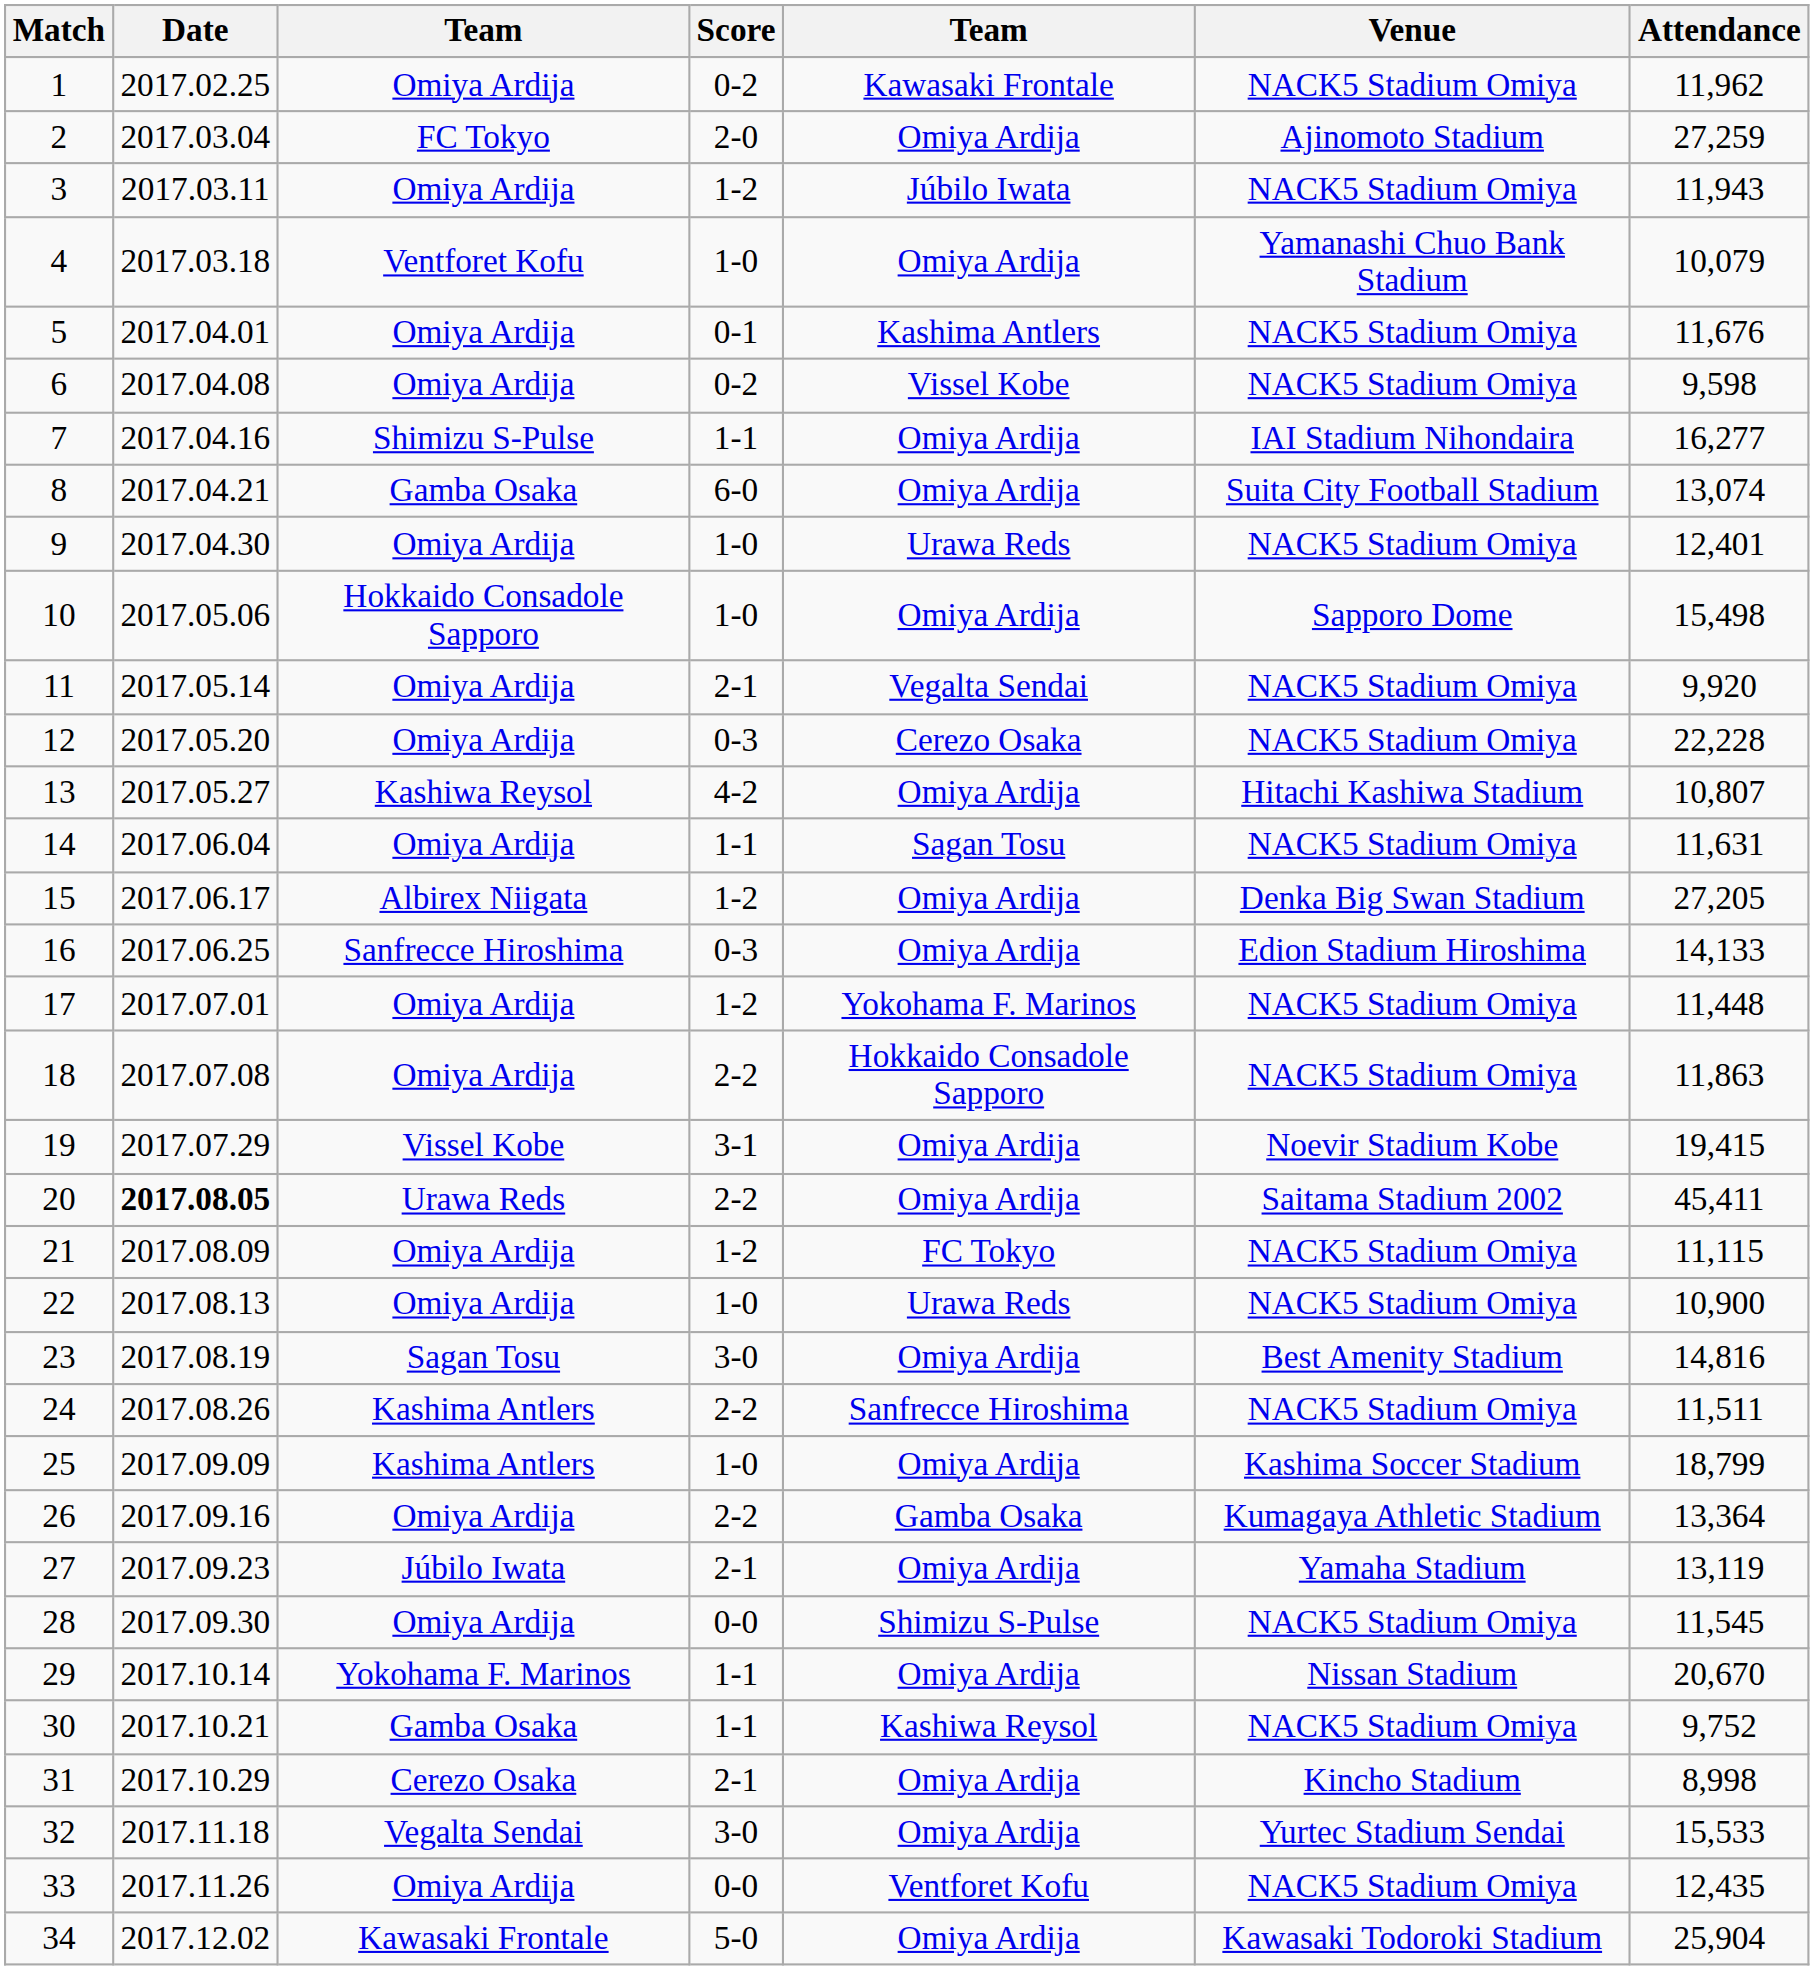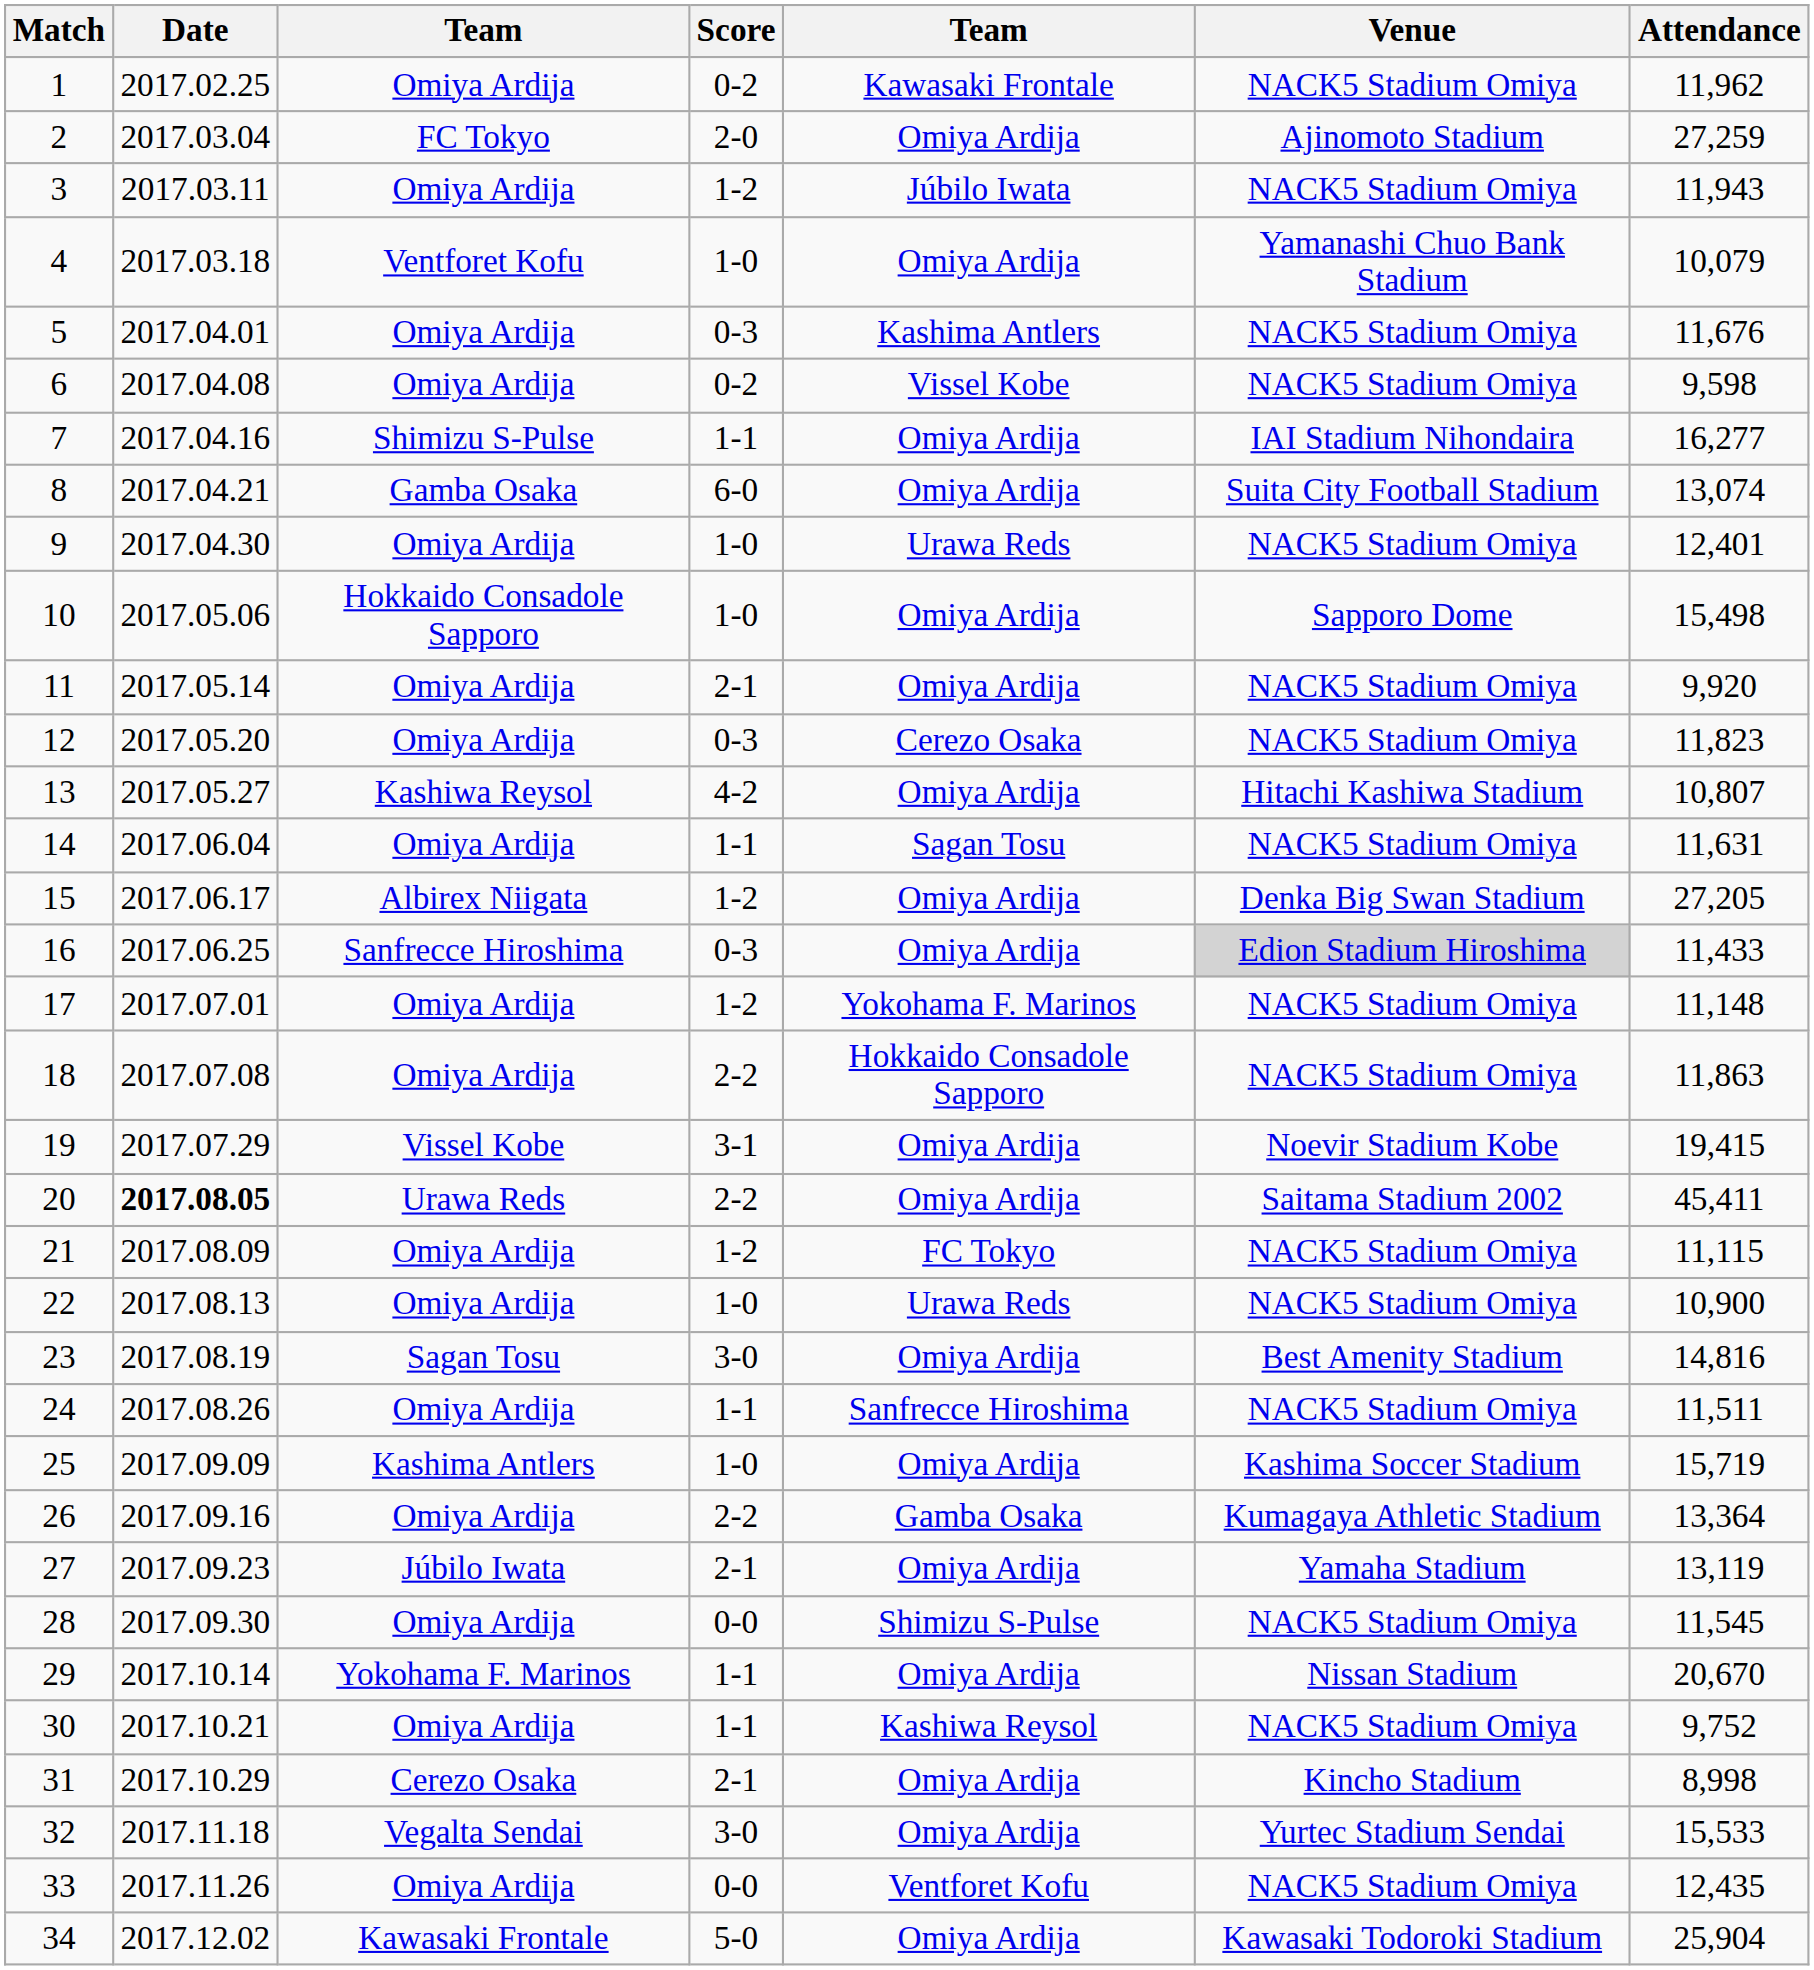(736, 332) 0-1 -> (736, 332) 0-3
(989, 686) Vegalta Sendai -> (989, 686) Omiya Ardija
(1719, 739) 22,228 -> (1719, 739) 11,823
(1412, 950) no background -> (1412, 950) lightgrey background
(1719, 950) 14,133 -> (1719, 950) 11,433
(1719, 1003) 11,448 -> (1719, 1003) 11,148
(483, 1409) Kashima Antlers -> (483, 1409) Omiya Ardija
(736, 1409) 2-2 -> (736, 1409) 1-1
(1719, 1462) 18,799 -> (1719, 1462) 15,719
(483, 1726) Gamba Osaka -> (483, 1726) Omiya Ardija
